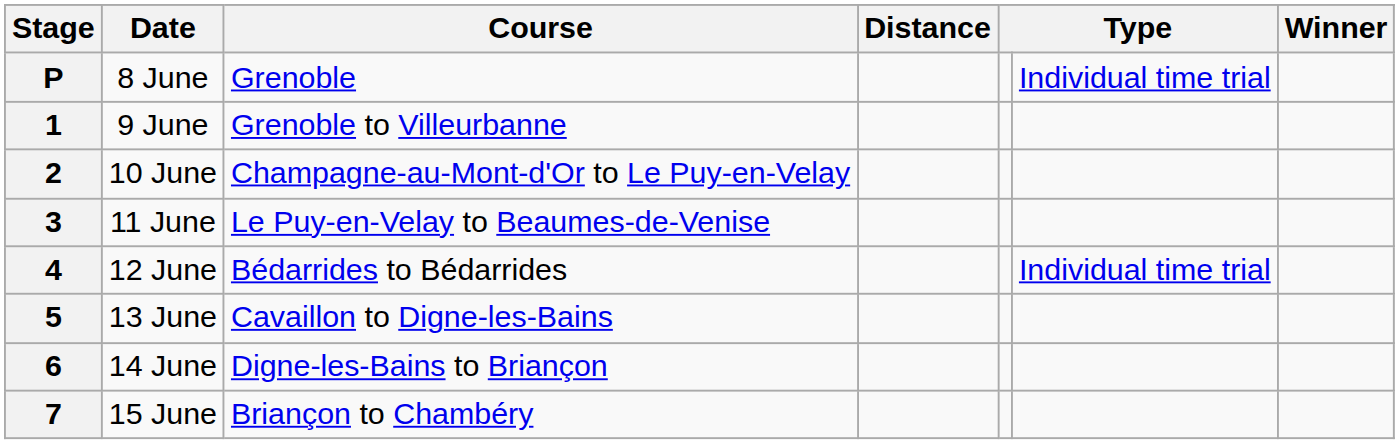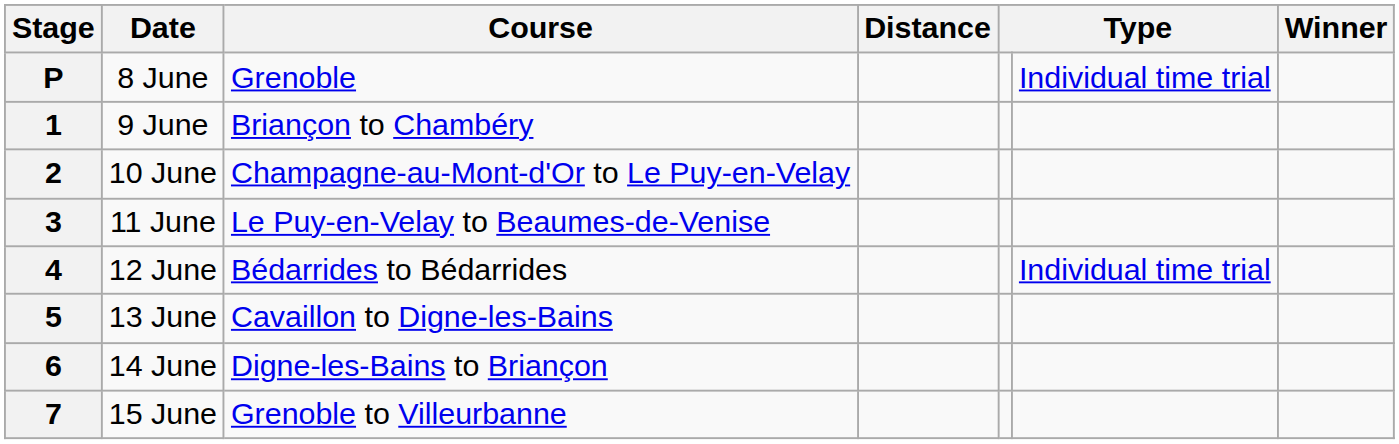(399, 125) Grenoble to Villeurbanne -> (382, 125) Briançon to Chambéry
(382, 414) Briançon to Chambéry -> (399, 414) Grenoble to Villeurbanne
